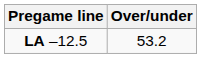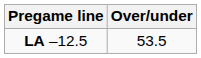(152, 41) 53.2 -> (152, 41) 53.5
